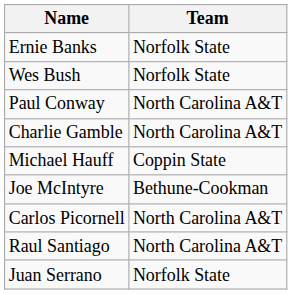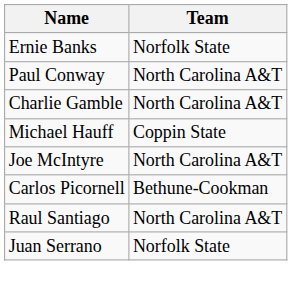- row: (45, 75)
(201, 189) Bethune-Cookman -> (208, 160) North Carolina A&T
(208, 217) North Carolina A&T -> (201, 189) Bethune-Cookman
